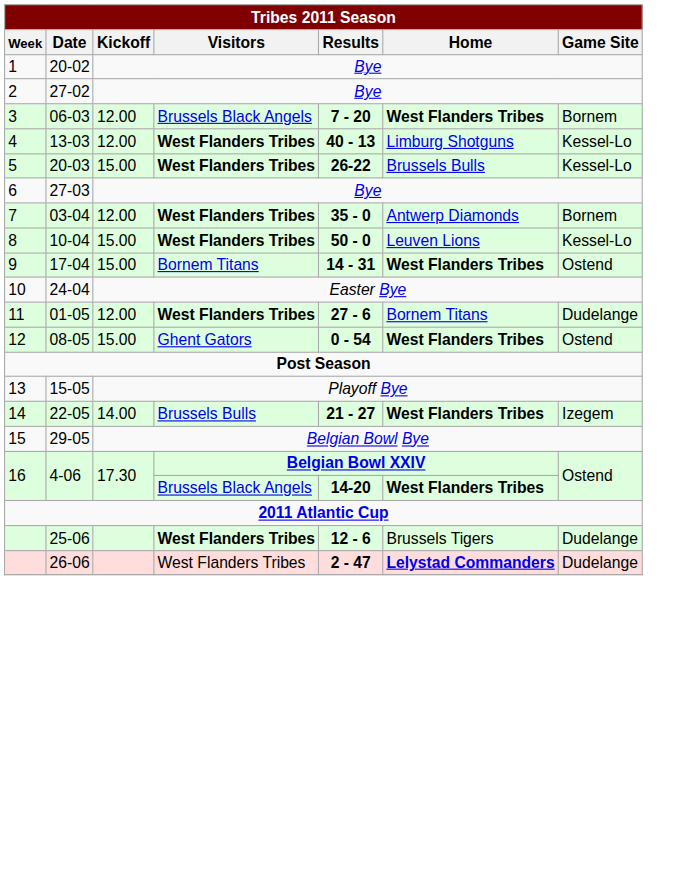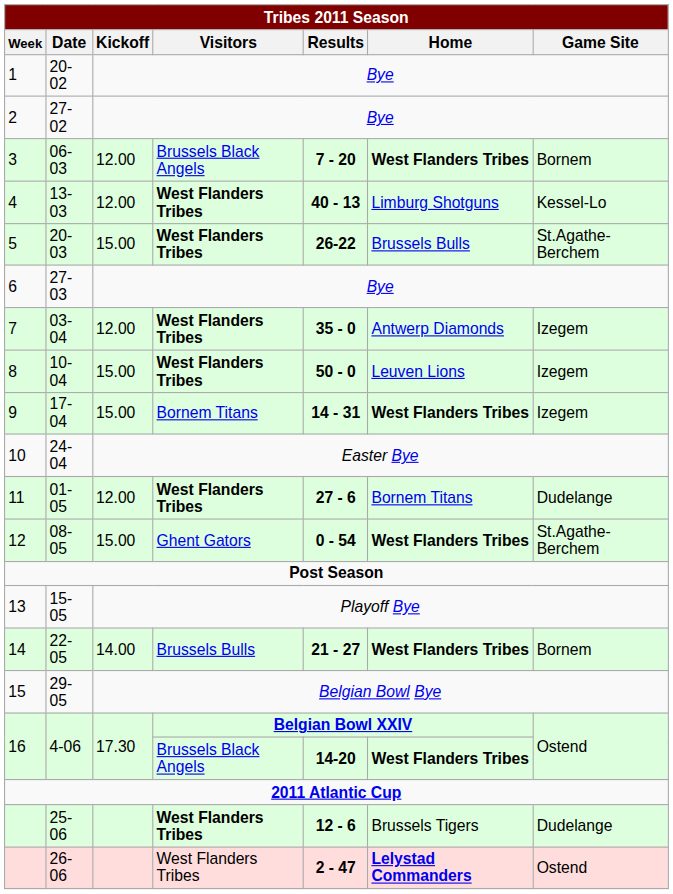(597, 166) Kessel-Lo -> (574, 245) St.Agathe-Berchem
(589, 216) Bornem -> (562, 329) Izegem
(597, 241) Kessel-Lo -> (562, 371) Izegem
(587, 265) Ostend -> (562, 414) Izegem
(587, 340) Ostend -> (574, 540) St.Agathe-Berchem
(588, 414) Izegem -> (564, 650) Bornem
(600, 563) Dudelange -> (562, 868) Ostend
